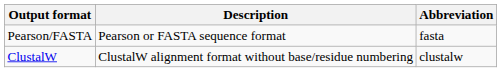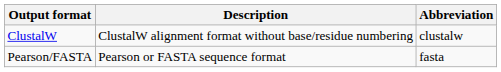rows swapped: (50, 35) <-> (32, 56)
